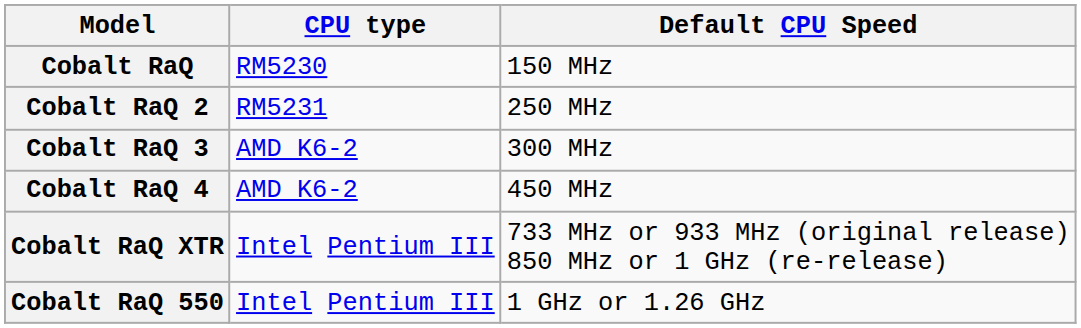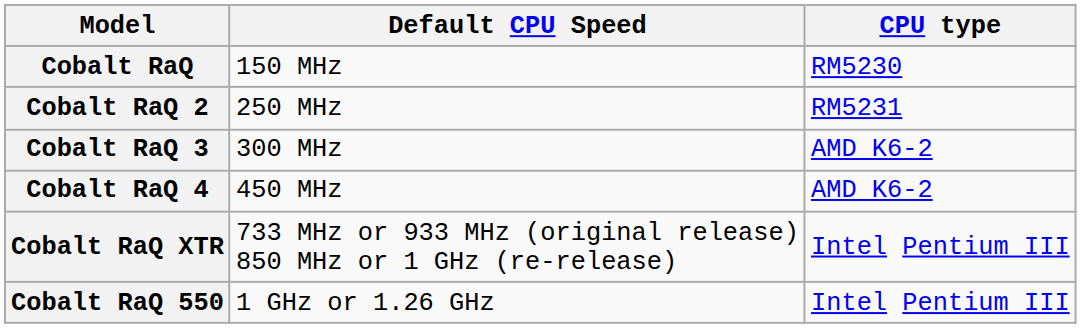columns swapped: (365, 26) <-> (788, 26)
